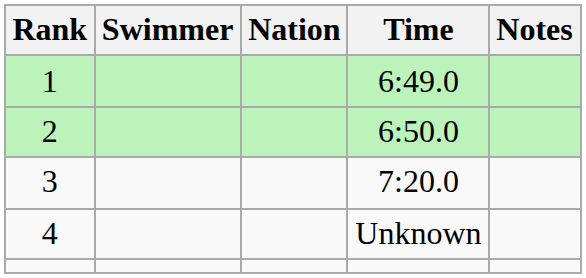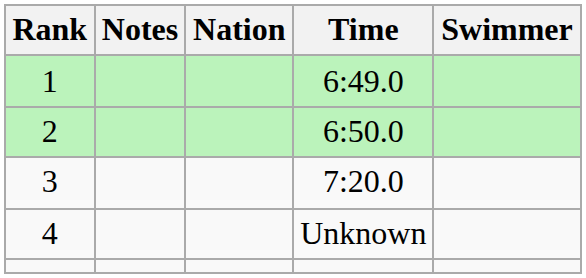columns swapped: (168, 29) <-> (535, 29)
